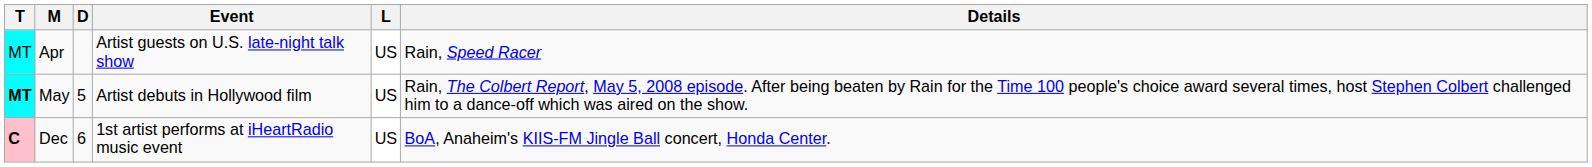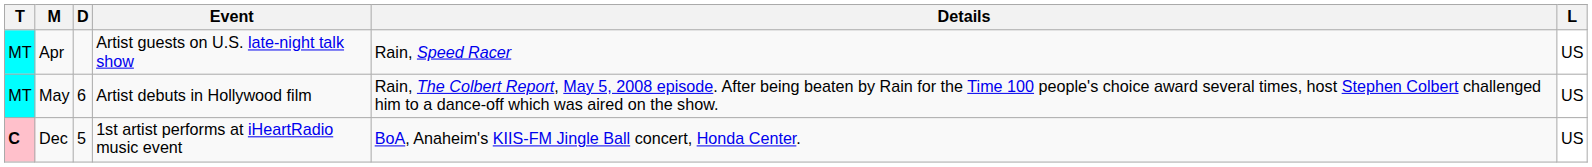columns swapped: (994, 17) <-> (386, 17)
(20, 95) bold -> (20, 95) normal
(82, 95) 5 -> (82, 95) 6
(82, 139) 6 -> (82, 139) 5
